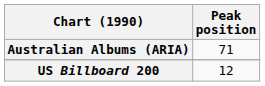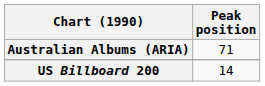(226, 70) 12 -> (226, 70) 14
